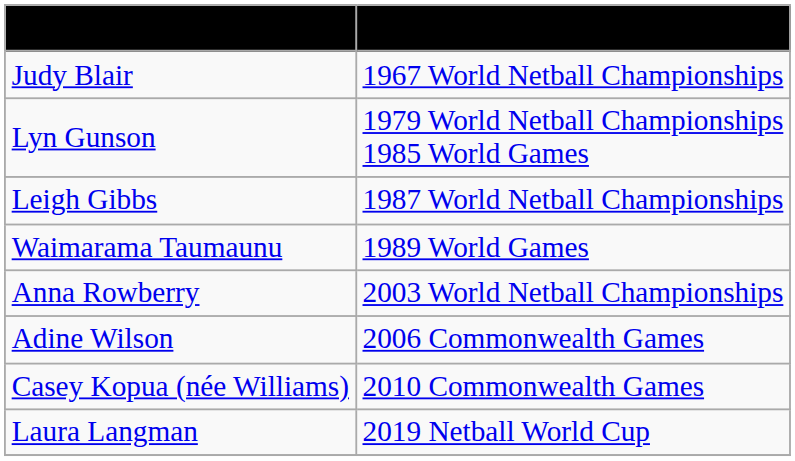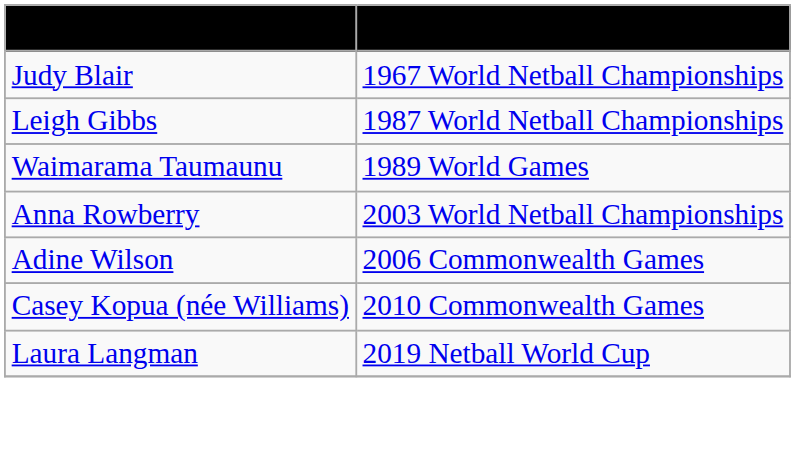- row: (84, 137)
